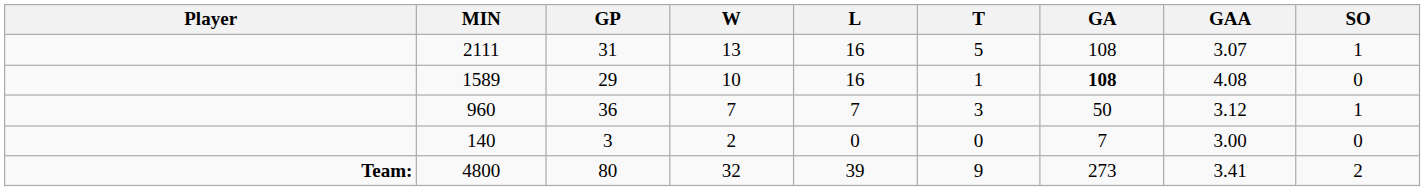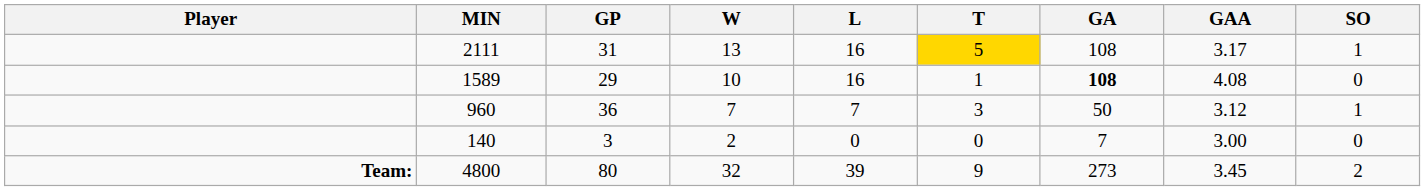(979, 49) no background -> (979, 49) gold background
(1230, 49) 3.07 -> (1230, 49) 3.17
(1230, 170) 3.41 -> (1230, 170) 3.45
